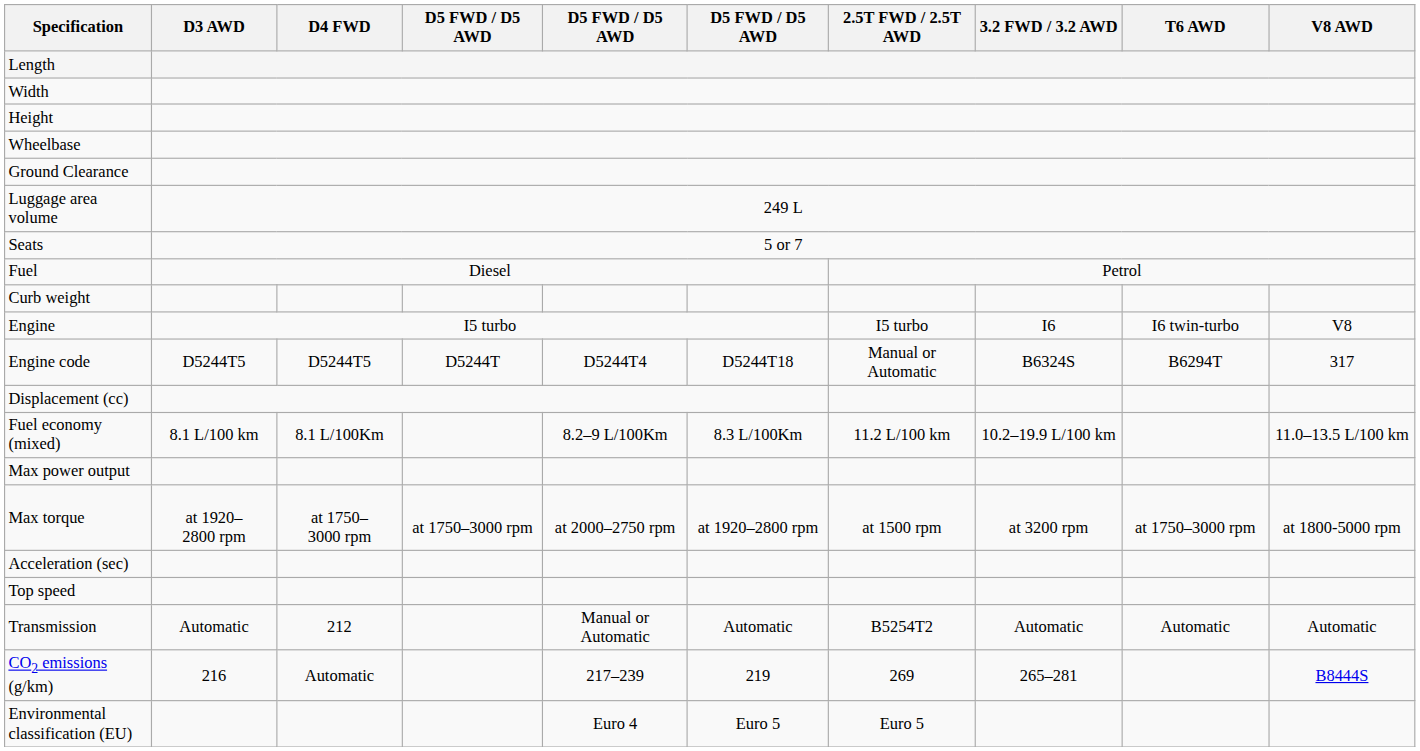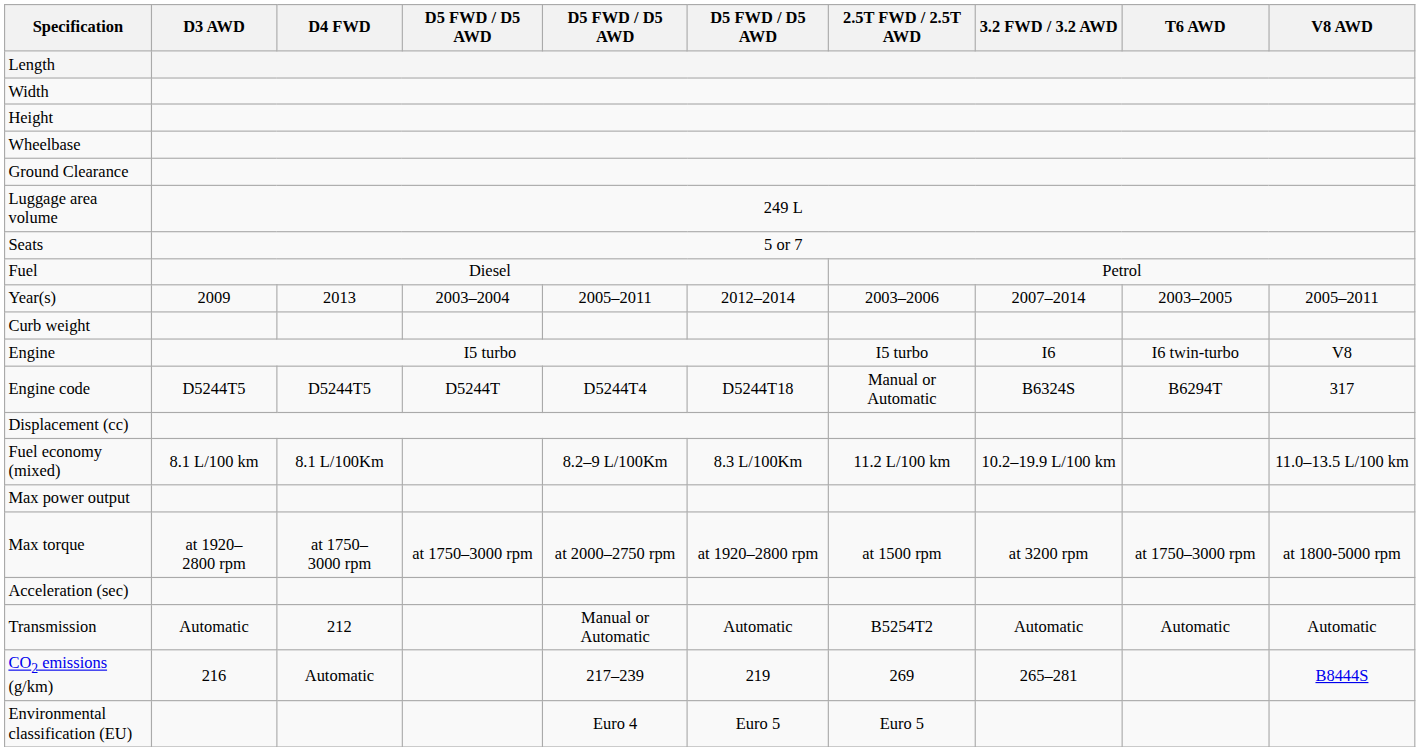+ row: (32, 298)
- row: (42, 590)
